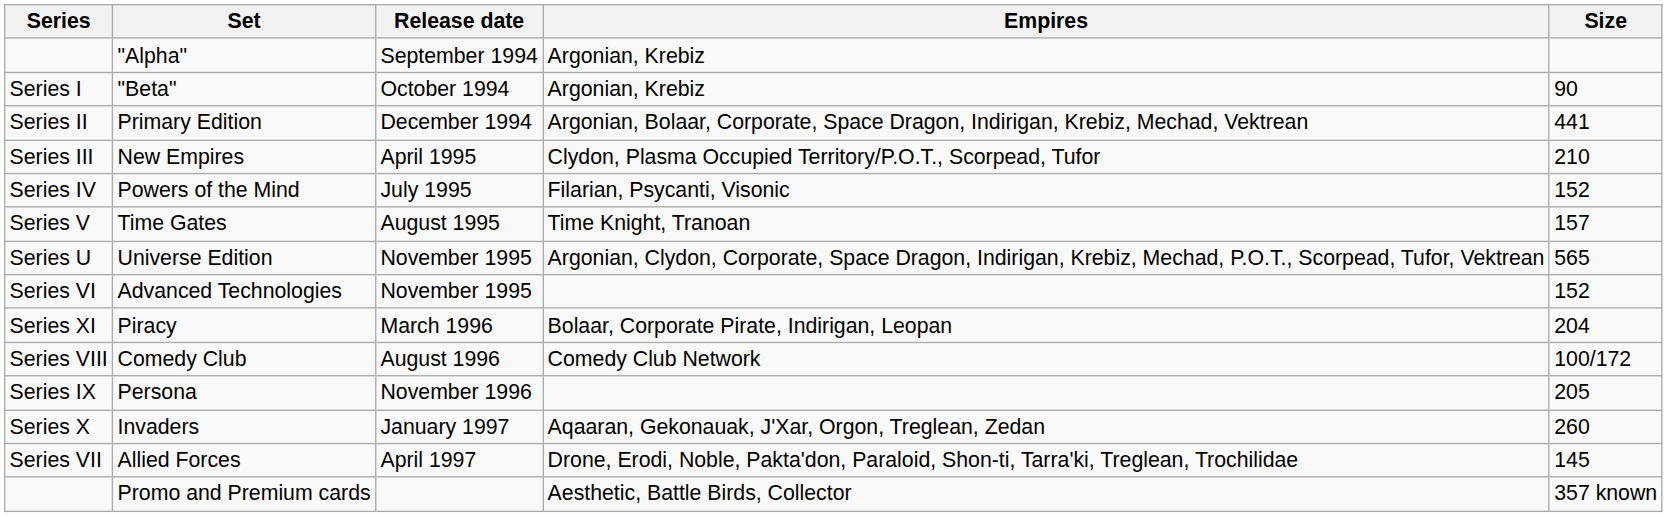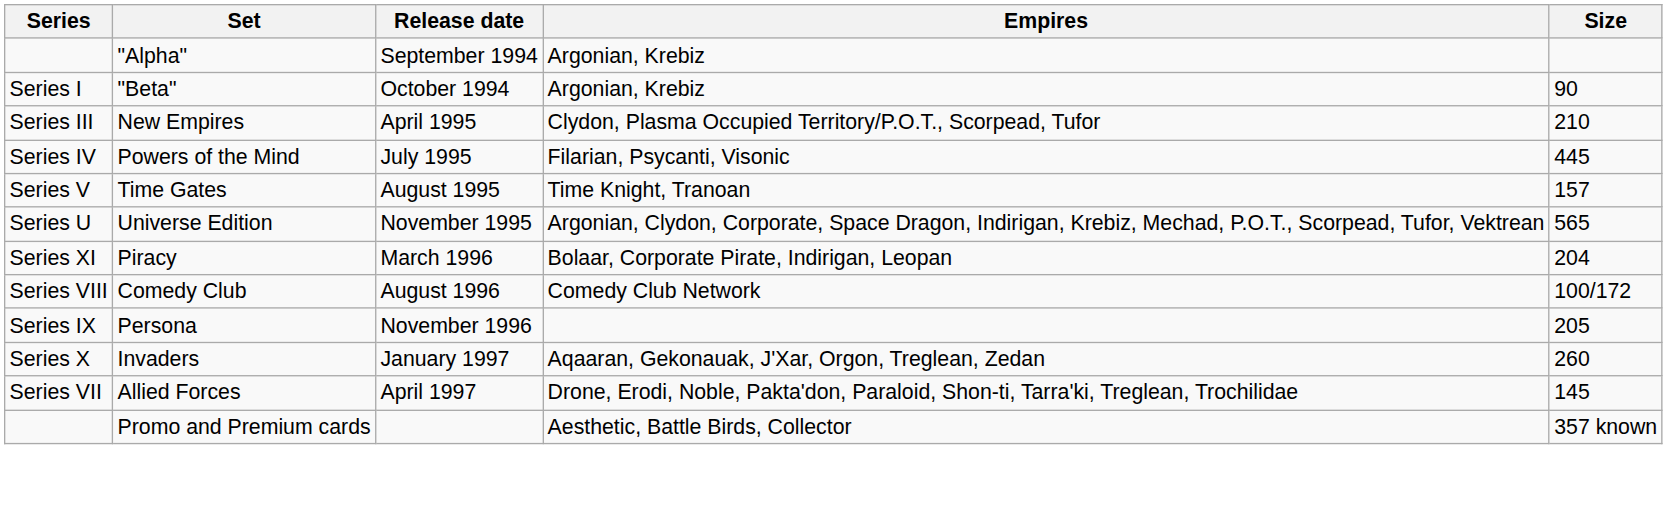- row: (190, 122)
(1572, 190) 152 -> (1572, 156) 445
- row: (230, 291)
